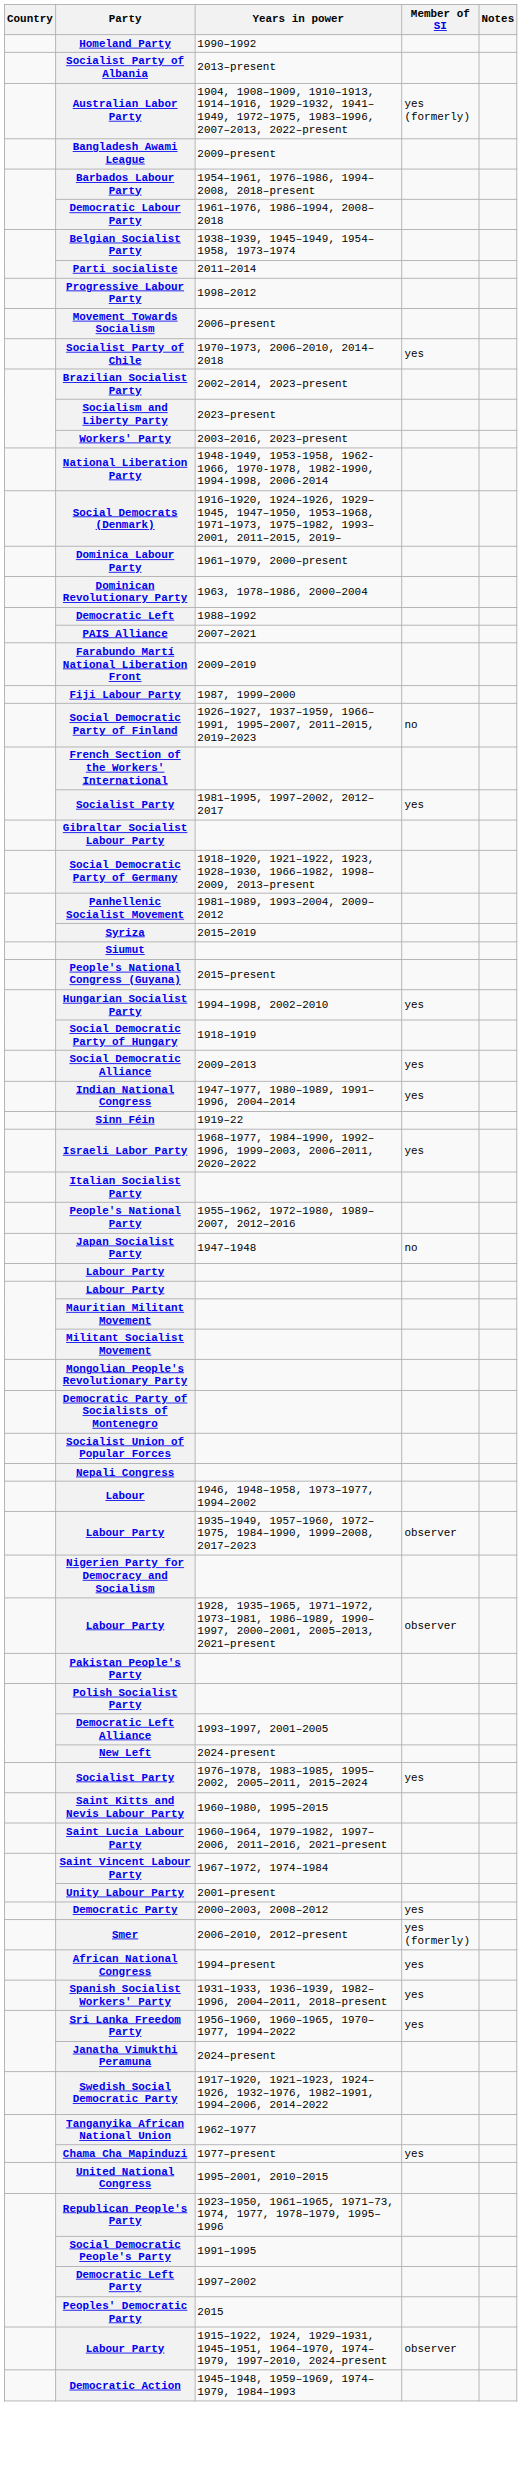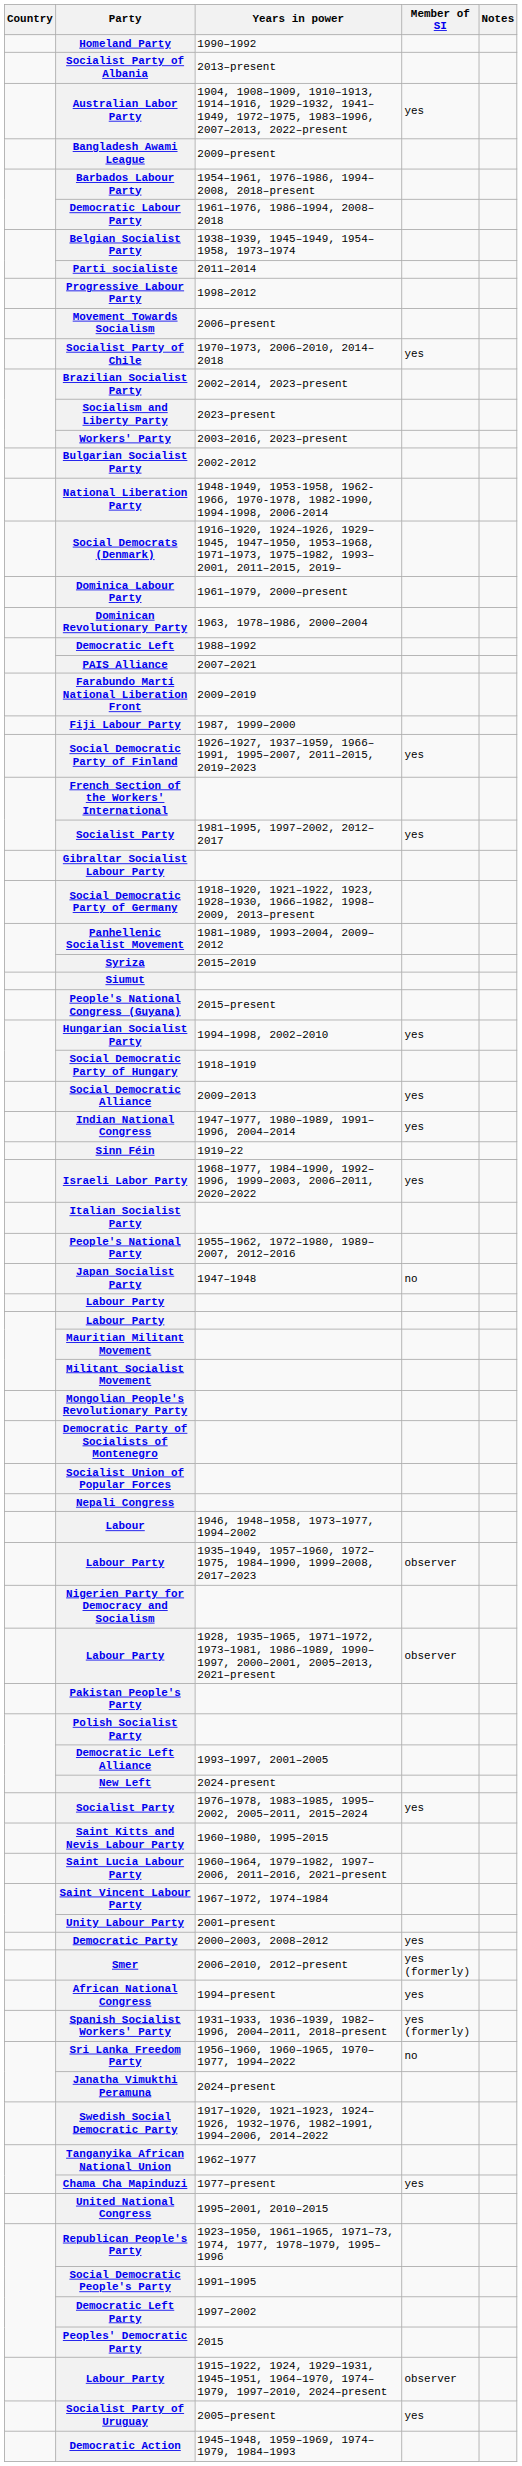(437, 111) yes (formerly) -> (414, 111) yes
+ row: (125, 463)
(411, 725) no -> (414, 755) yes
(414, 1995) yes -> (437, 2026) yes (formerly)
(414, 2026) yes -> (411, 2056) no
+ row: (125, 2416)
